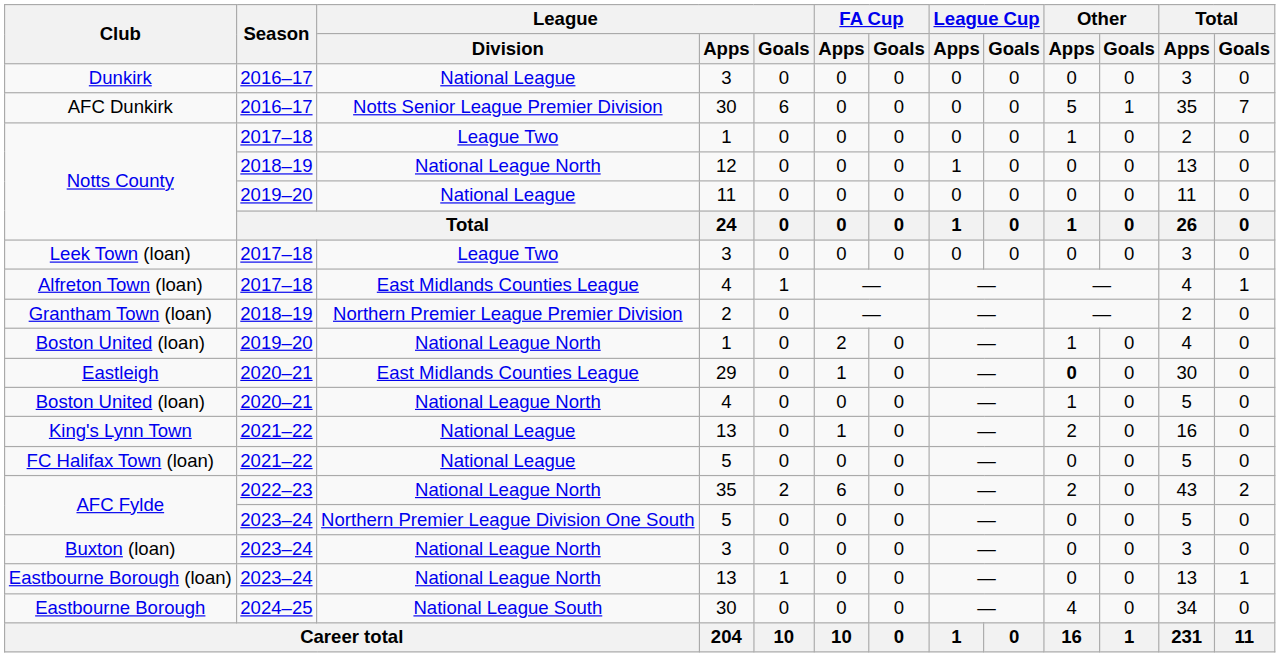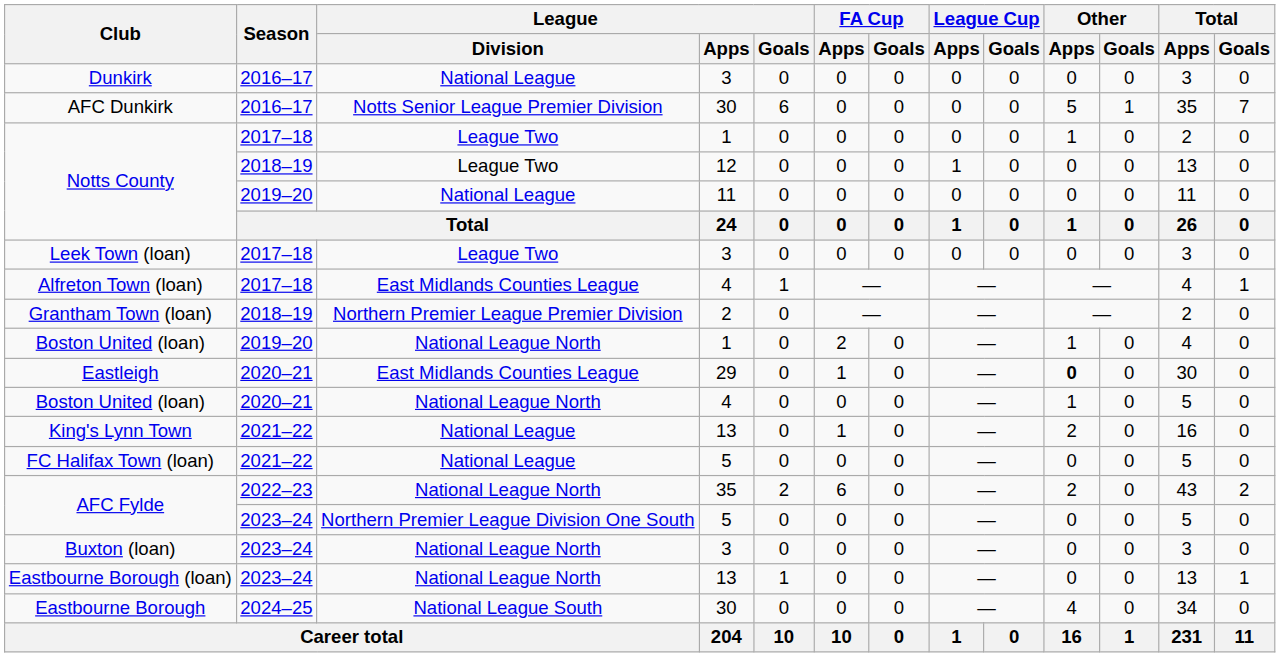(508, 166) National League North -> (508, 166) League Two
